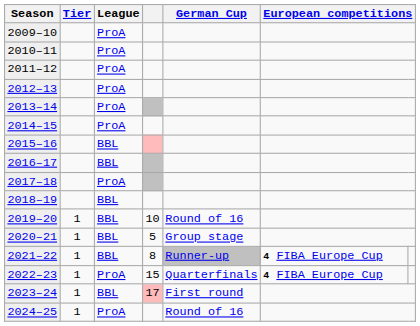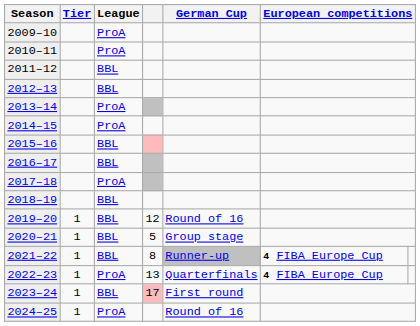(111, 70) ProA -> (108, 70) BBL
(111, 88) ProA -> (108, 88) BBL
(152, 219) 10 -> (152, 219) 12
(152, 275) 15 -> (152, 275) 13
